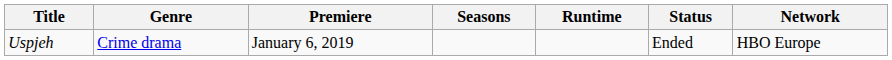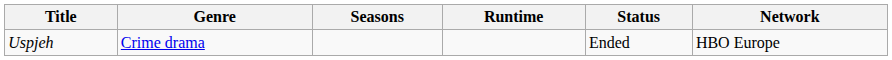- column: (340, 17)
